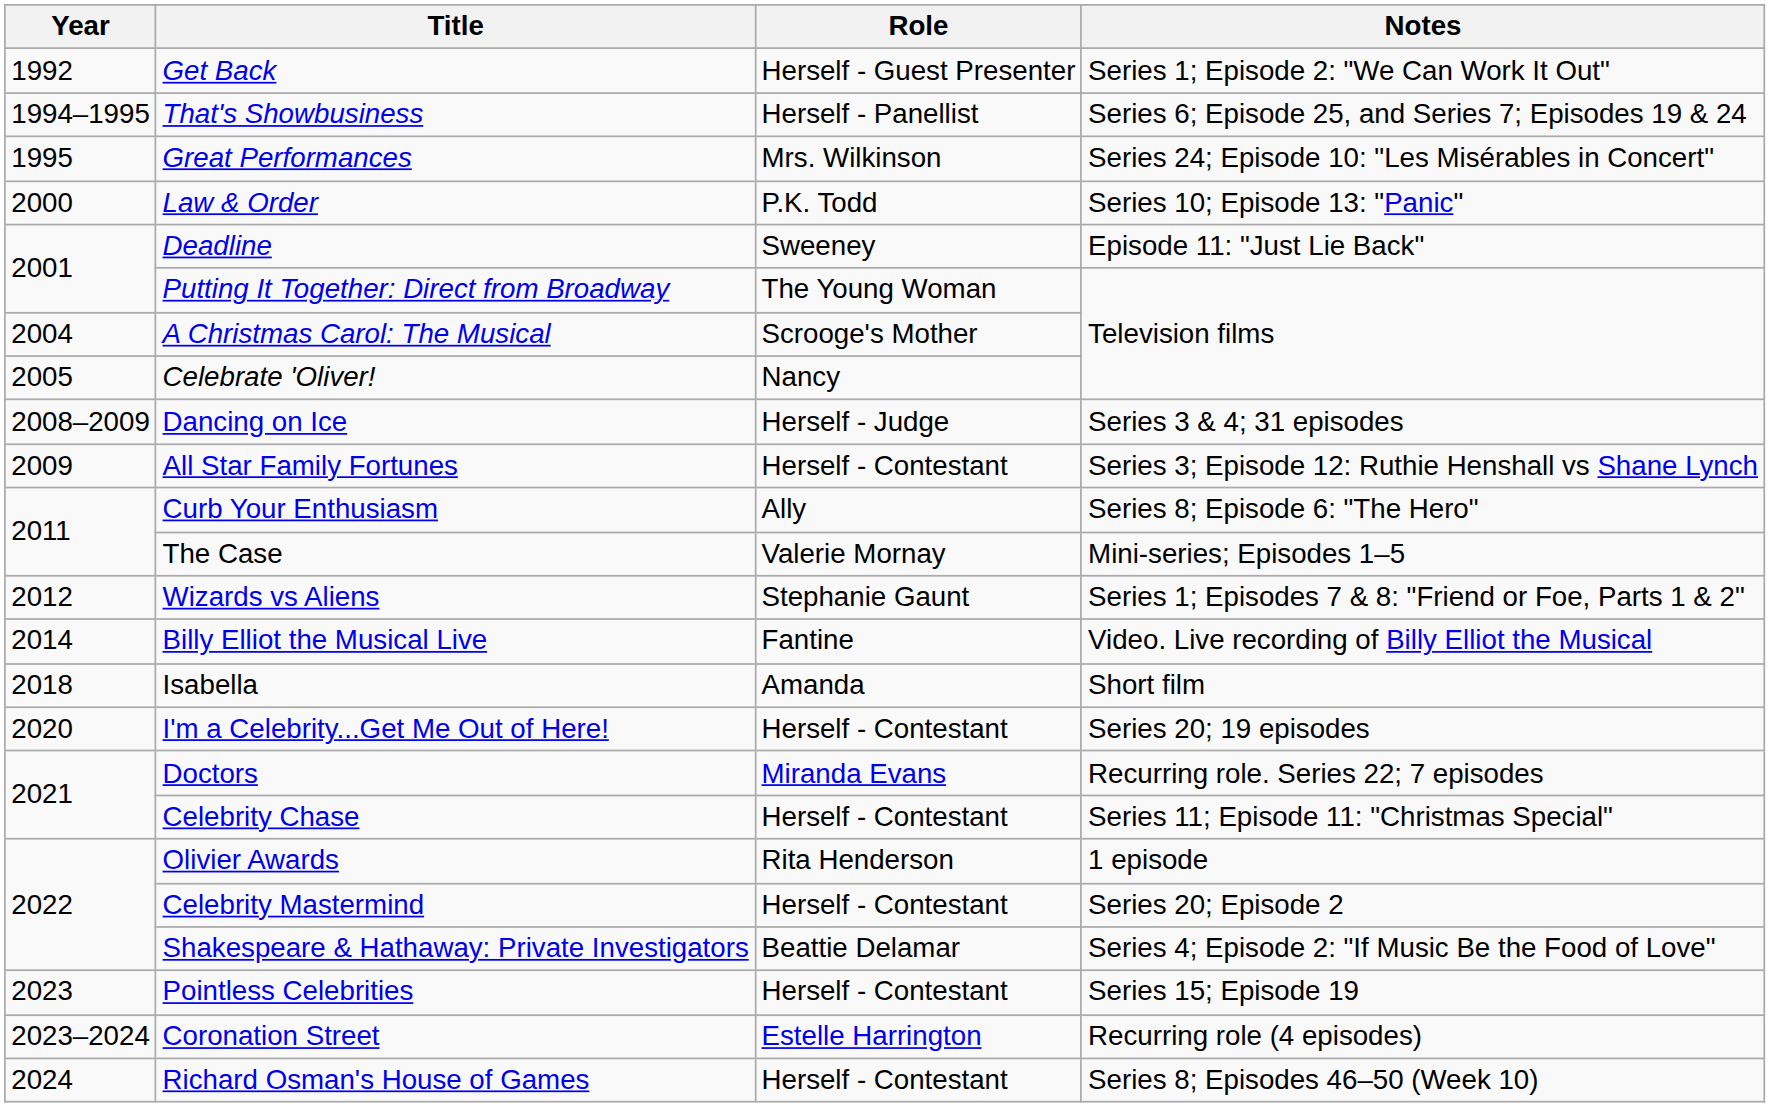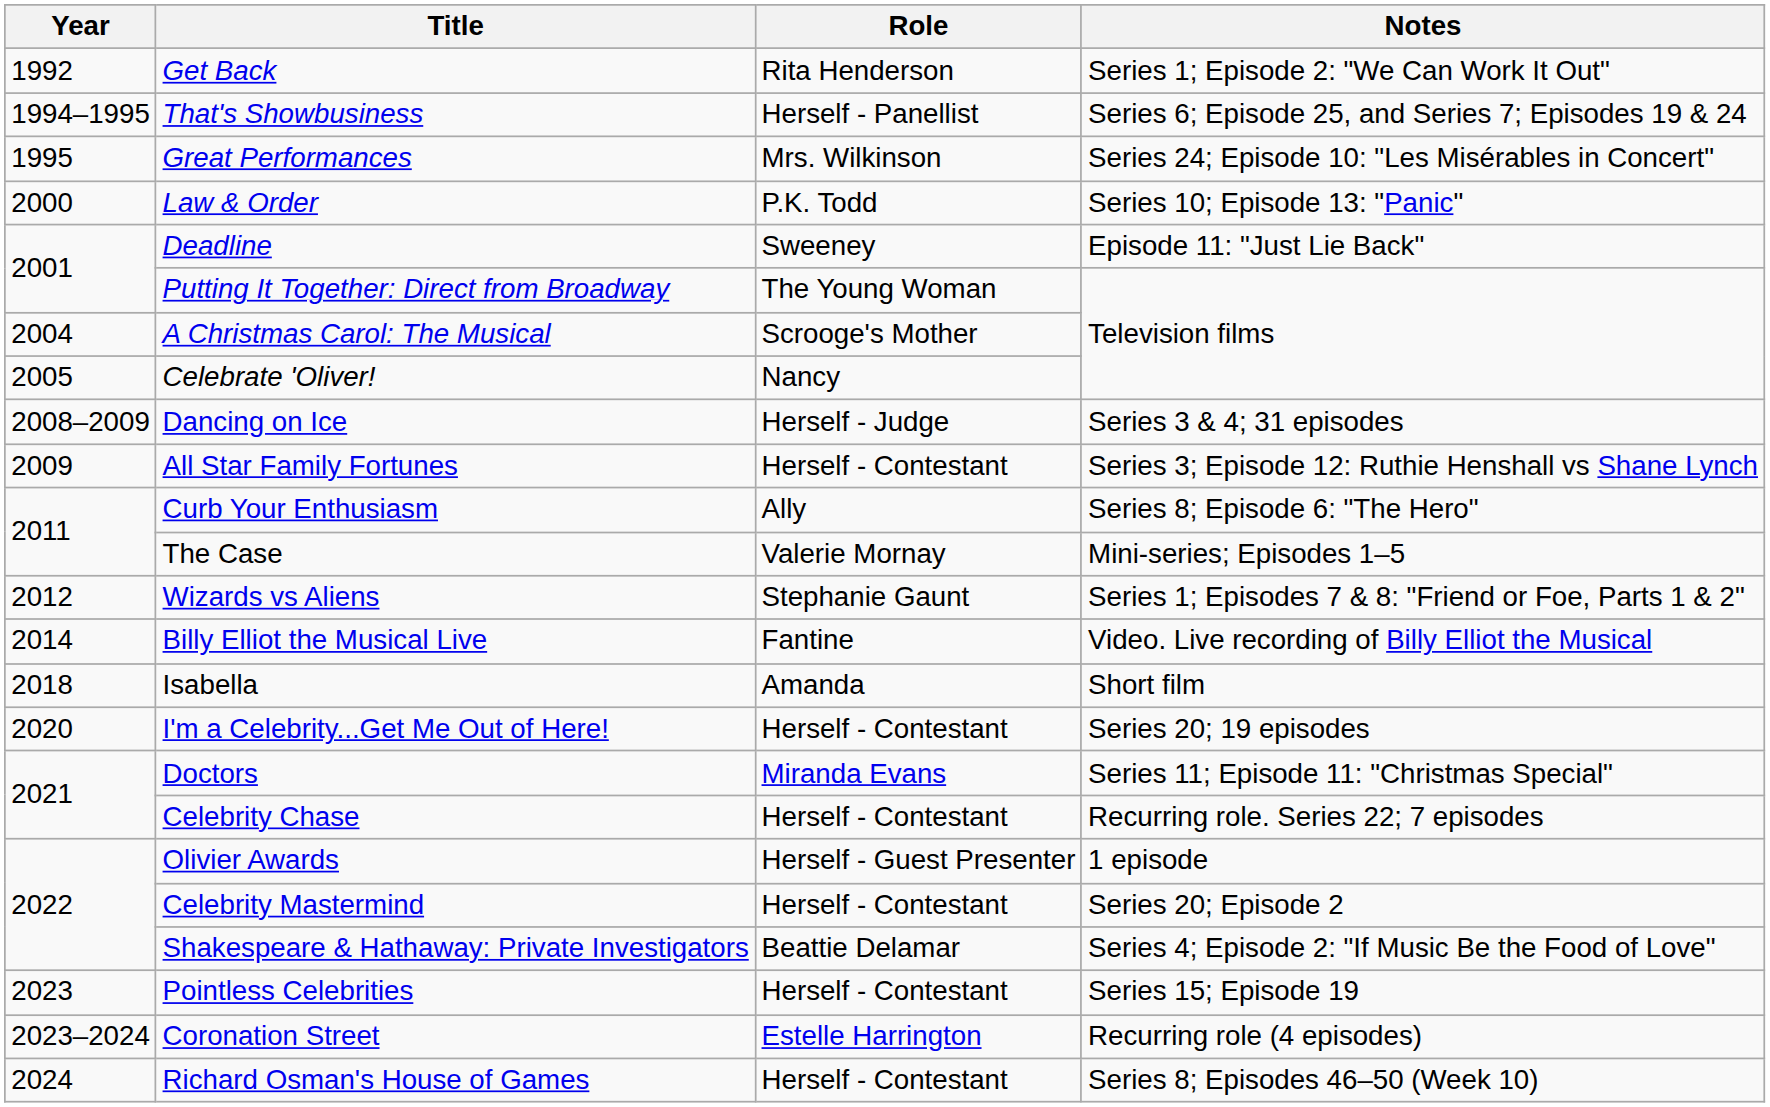(918, 70) Herself - Guest Presenter -> (858, 70) Rita Henderson
(1316, 772) Recurring role. Series 22; 7 episodes -> (1351, 772) Series 11; Episode 11: "Christmas Special"
(1351, 816) Series 11; Episode 11: "Christmas Special" -> (1316, 816) Recurring role. Series 22; 7 episodes
(858, 860) Rita Henderson -> (918, 860) Herself - Guest Presenter
